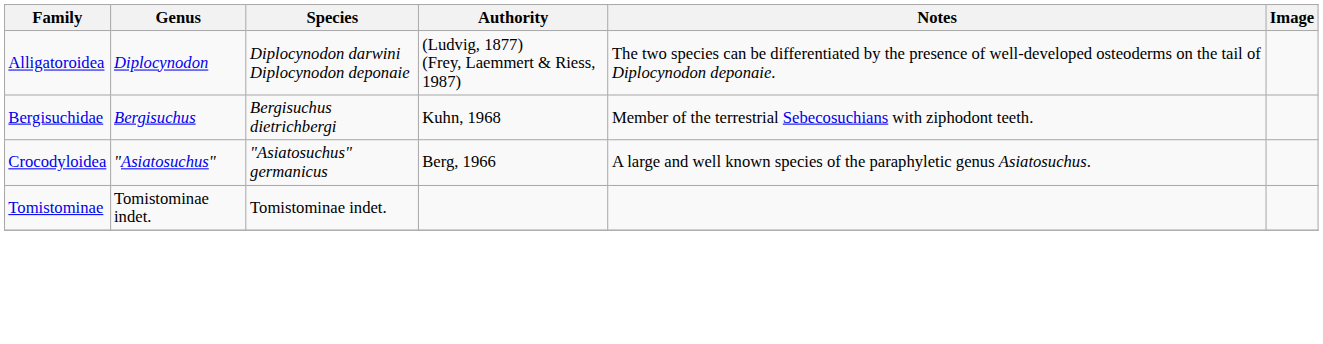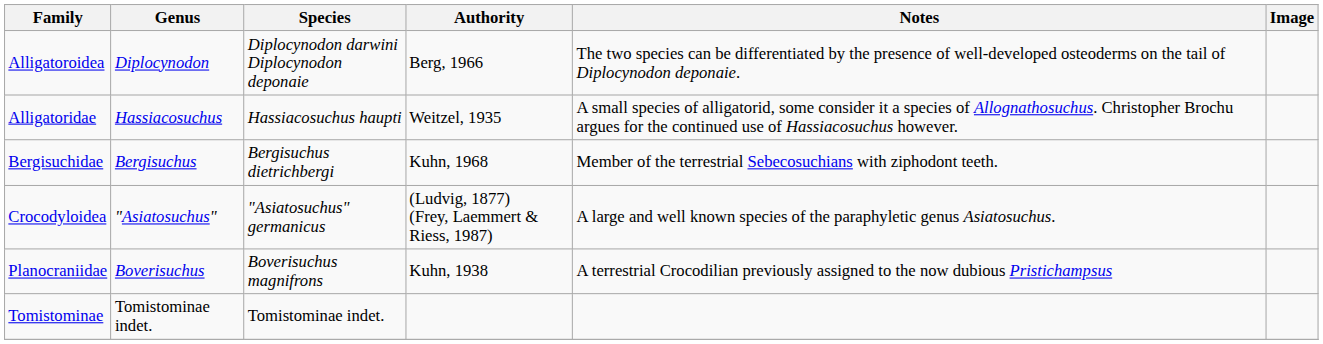(509, 62) (Ludvig, 1877) (Frey, Laemmert & Riess, 1987) -> (446, 62) Berg, 1966
+ row: (52, 117)
(459, 162) Berg, 1966 -> (474, 216) (Ludvig, 1877) (Frey, Laemmert & Riess, 1987)
+ row: (58, 271)
